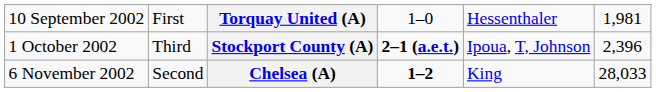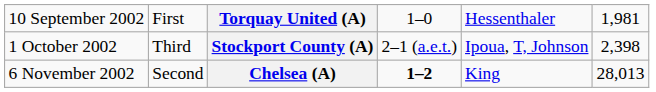(420, 45) bold -> (419, 45) normal
(622, 45) 2,396 -> (620, 45) 2,398
(622, 73) 28,033 -> (620, 73) 28,013
